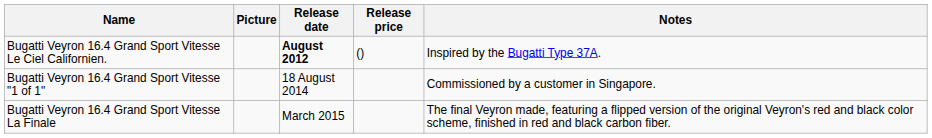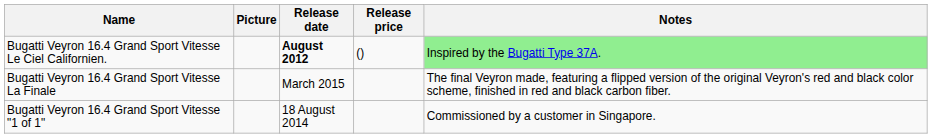(514, 52) no background -> (514, 52) lightgreen background
rows swapped: (114, 84) <-> (114, 116)
